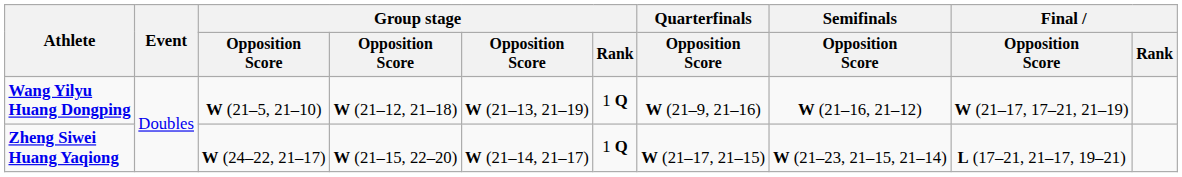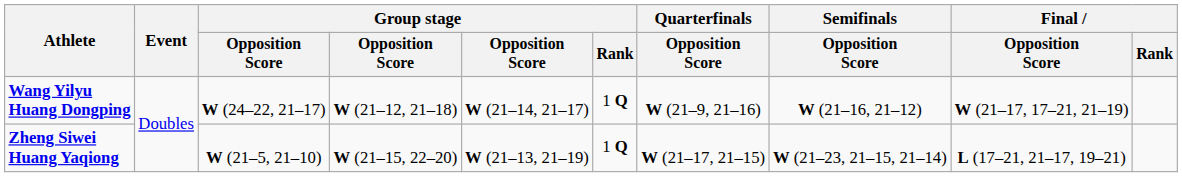(264, 110) W (21–5, 21–10) -> (264, 110) W (24–22, 21–17)
(527, 110) W (21–13, 21–19) -> (527, 110) W (21–14, 21–17)
(264, 157) W (24–22, 21–17) -> (264, 157) W (21–5, 21–10)
(527, 157) W (21–14, 21–17) -> (527, 157) W (21–13, 21–19)
